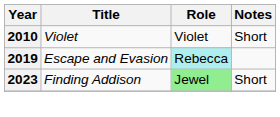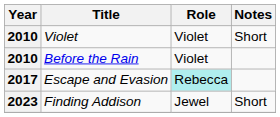+ row: (91, 58)
(23, 58) 2019 -> (23, 79) 2017
(192, 79) lightgreen background -> (192, 101) no background
